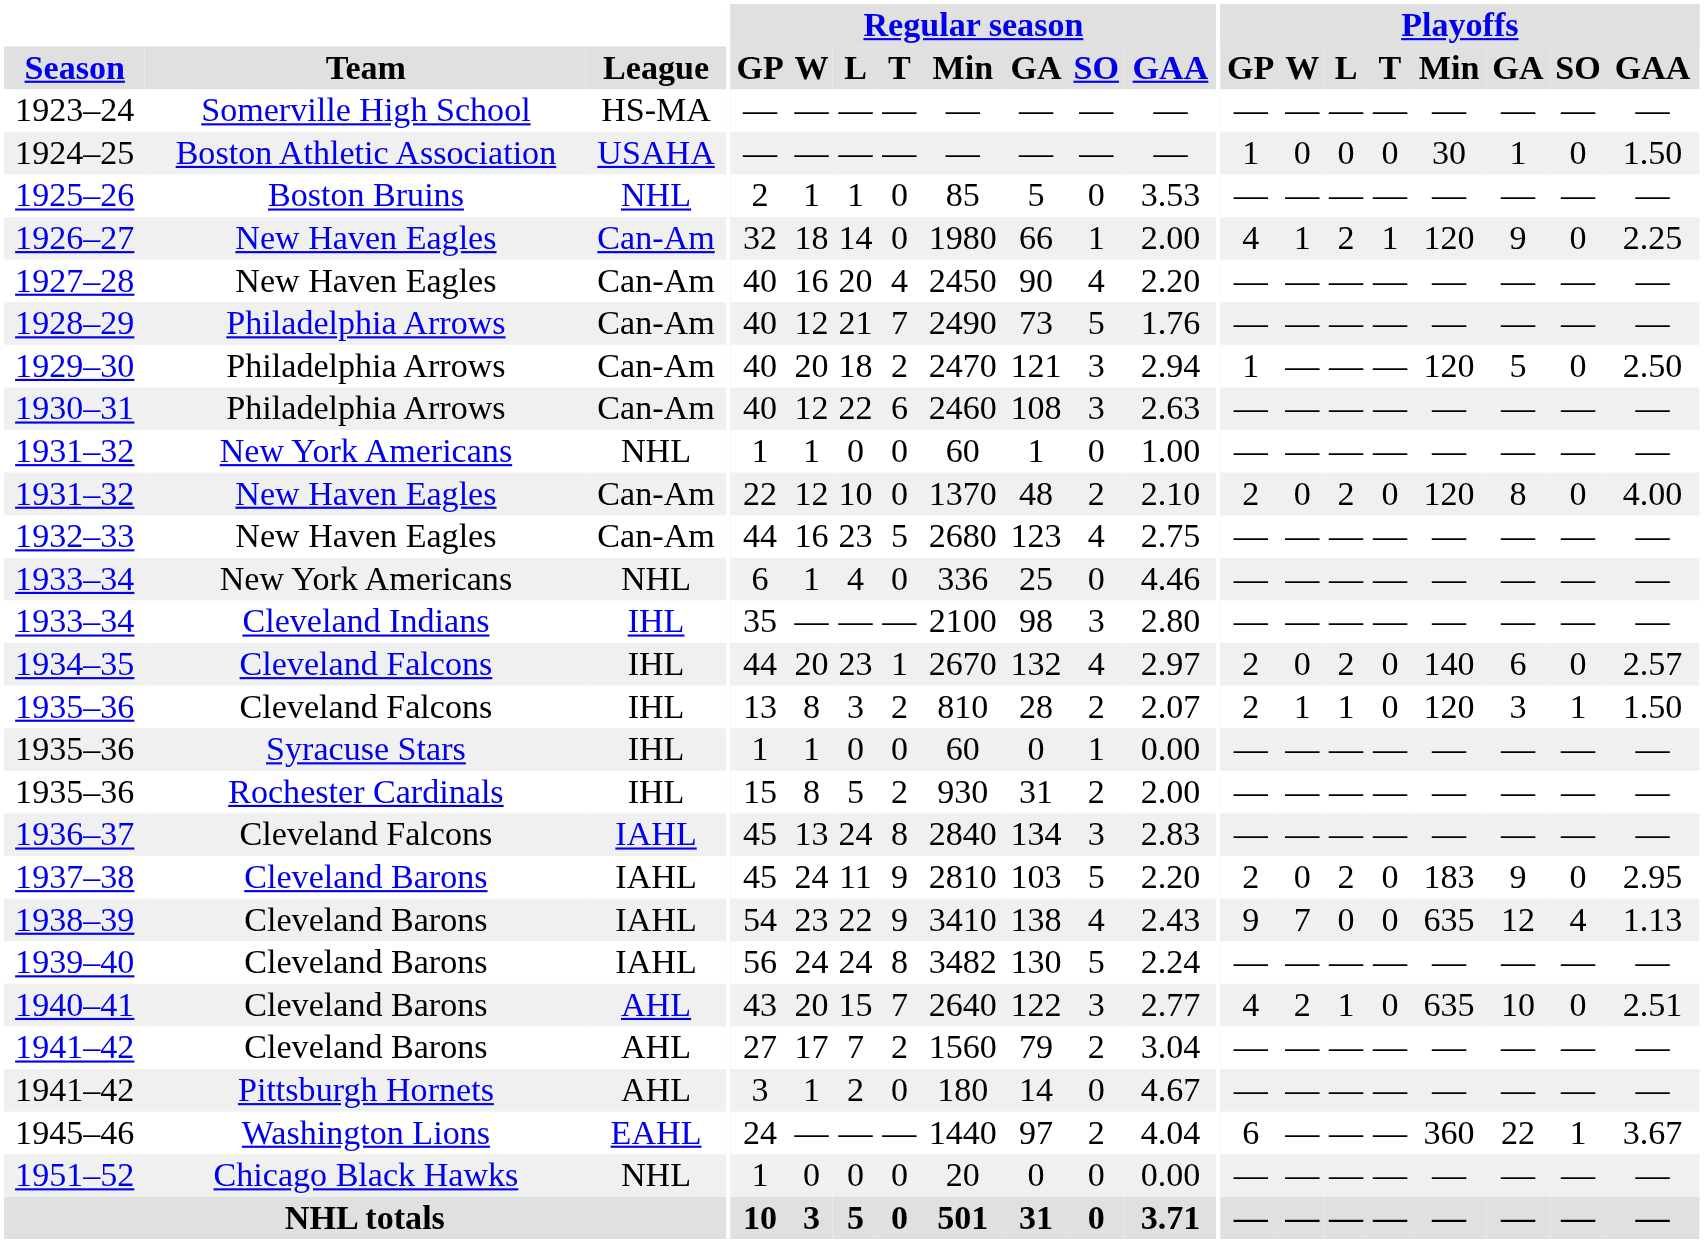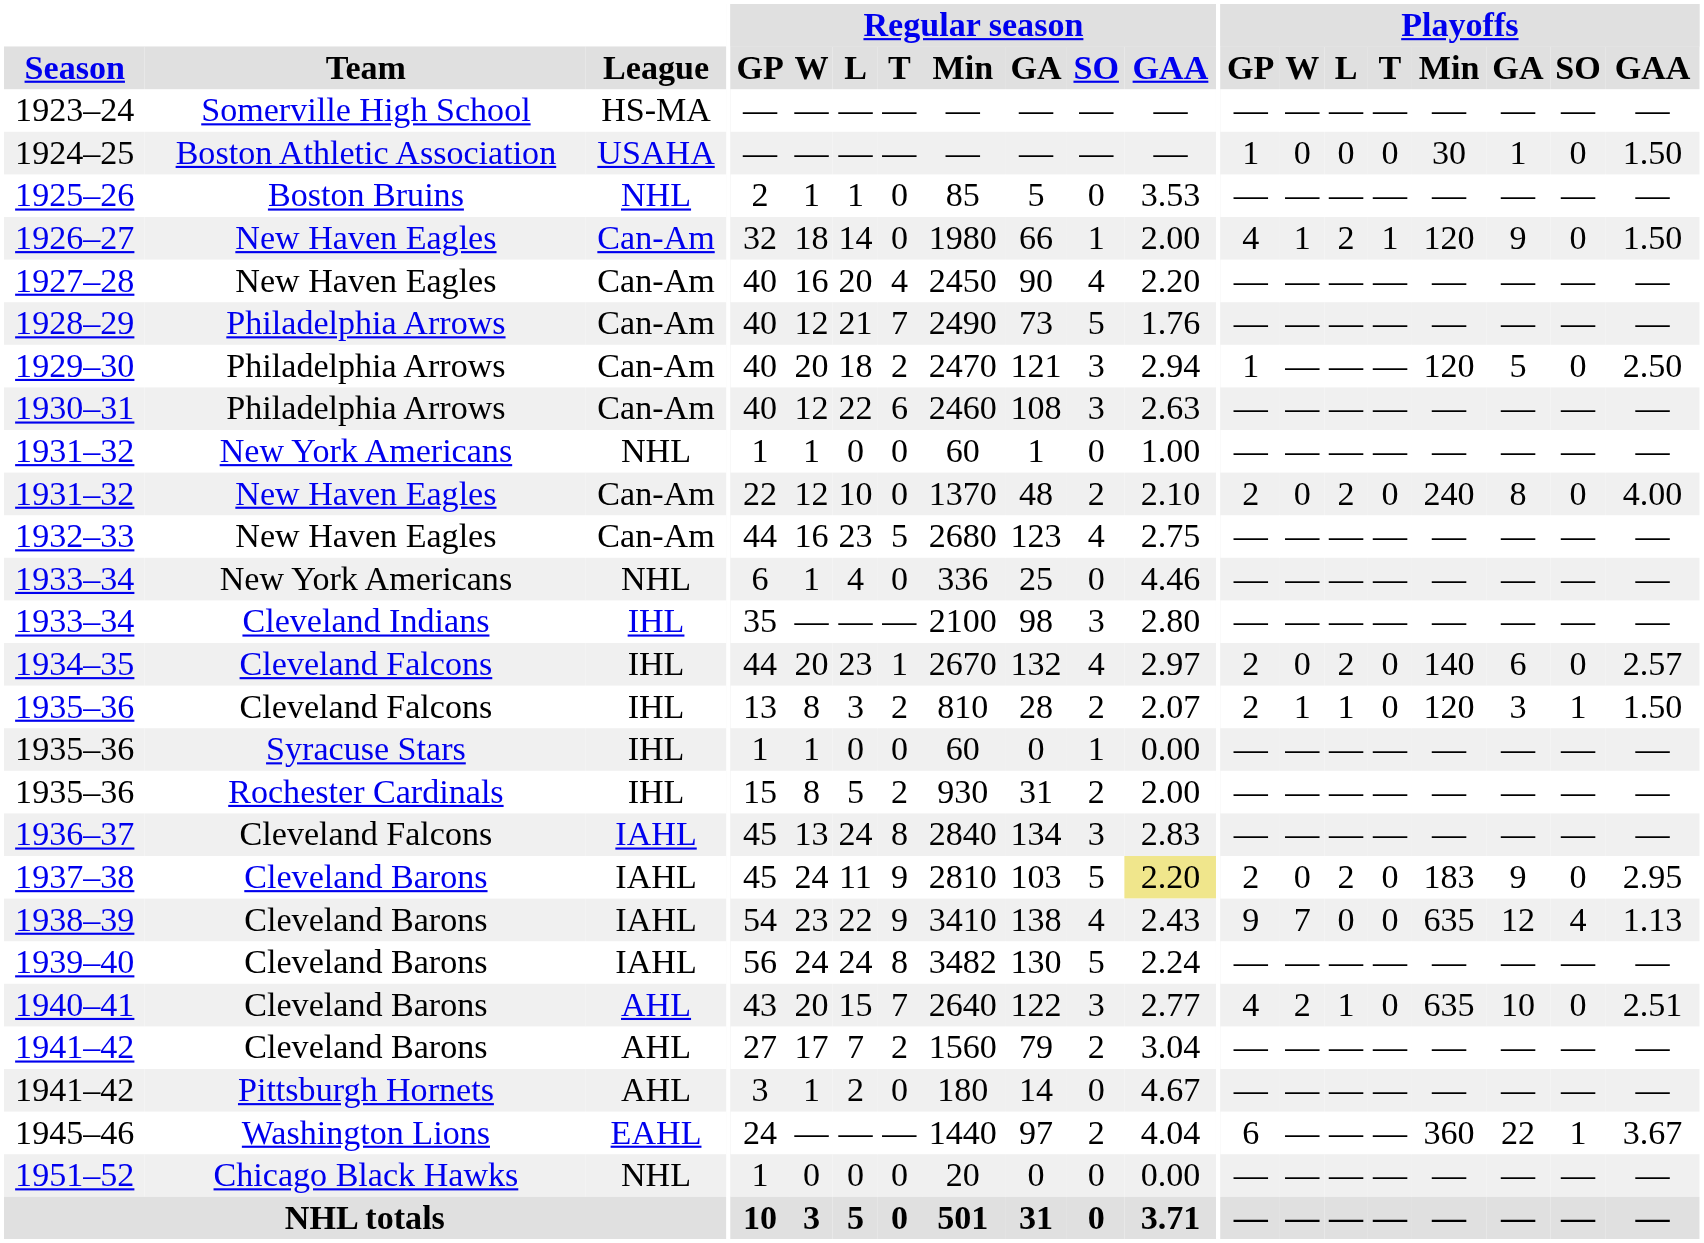(1653, 237) 2.25 -> (1653, 237) 1.50
(1449, 493) 120 -> (1449, 493) 240
(1170, 876) no background -> (1170, 876) khaki background
